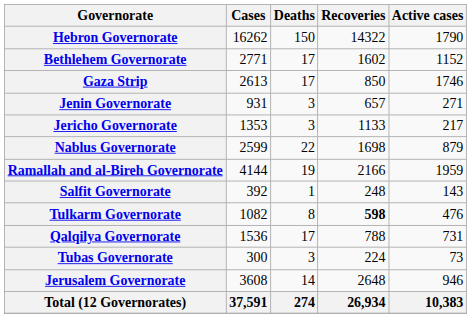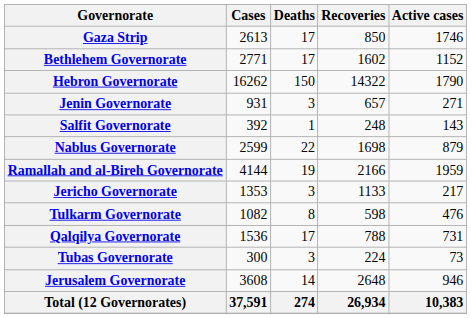rows swapped: (115, 37) <-> (115, 81)
rows swapped: (115, 125) <-> (115, 192)
(375, 214) bold -> (375, 214) normal
